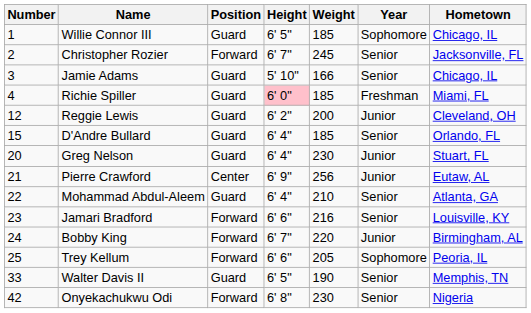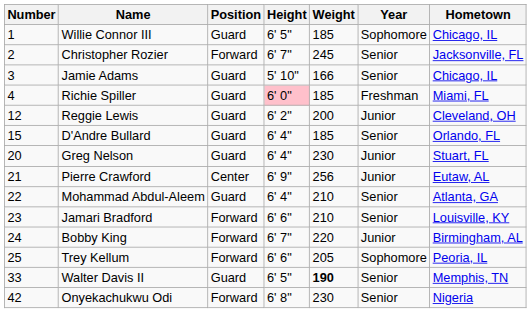(323, 217) 216 -> (323, 217) 210
(323, 277) normal -> (323, 277) bold
